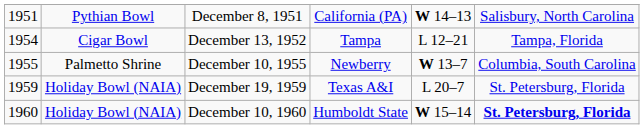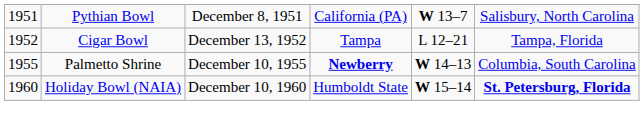(443, 16) W 14–13 -> (443, 16) W 13–7
(23, 40) 1954 -> (23, 40) 1952
(361, 64) normal -> (361, 64) bold
(443, 64) W 13–7 -> (443, 64) W 14–13
- row: (247, 87)
